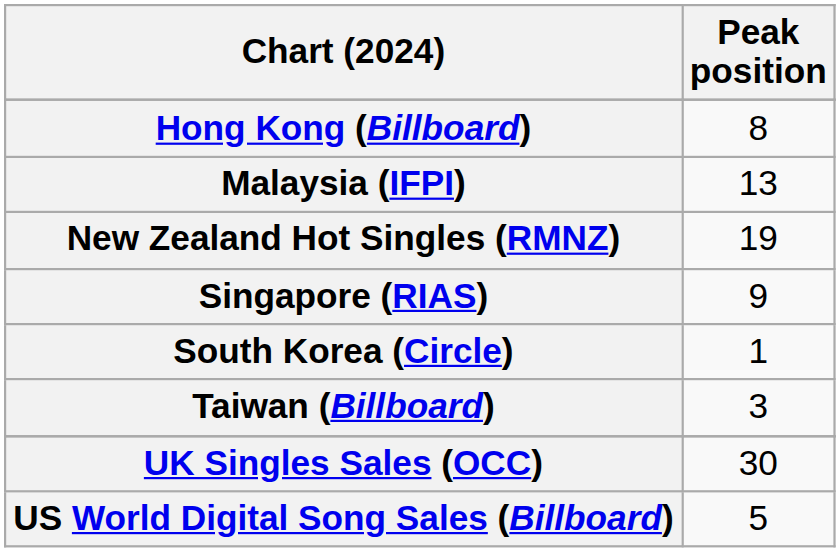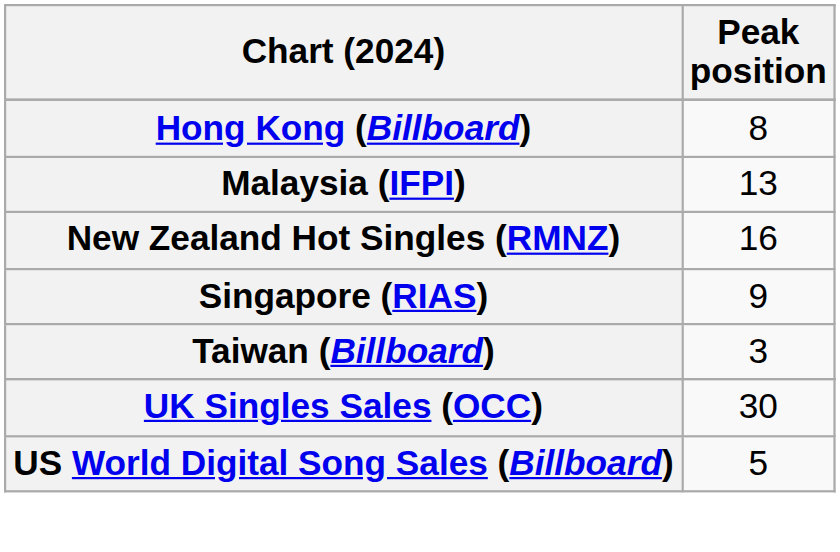(758, 239) 19 -> (758, 239) 16
- row: (343, 351)
